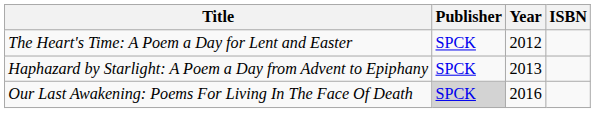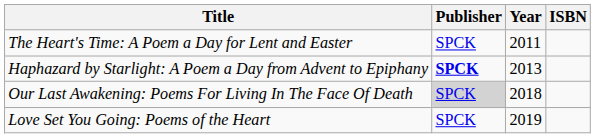(526, 42) 2012 -> (525, 42) 2011
(456, 68) normal -> (457, 68) bold
(526, 94) 2016 -> (526, 94) 2018
+ row: (139, 119)
